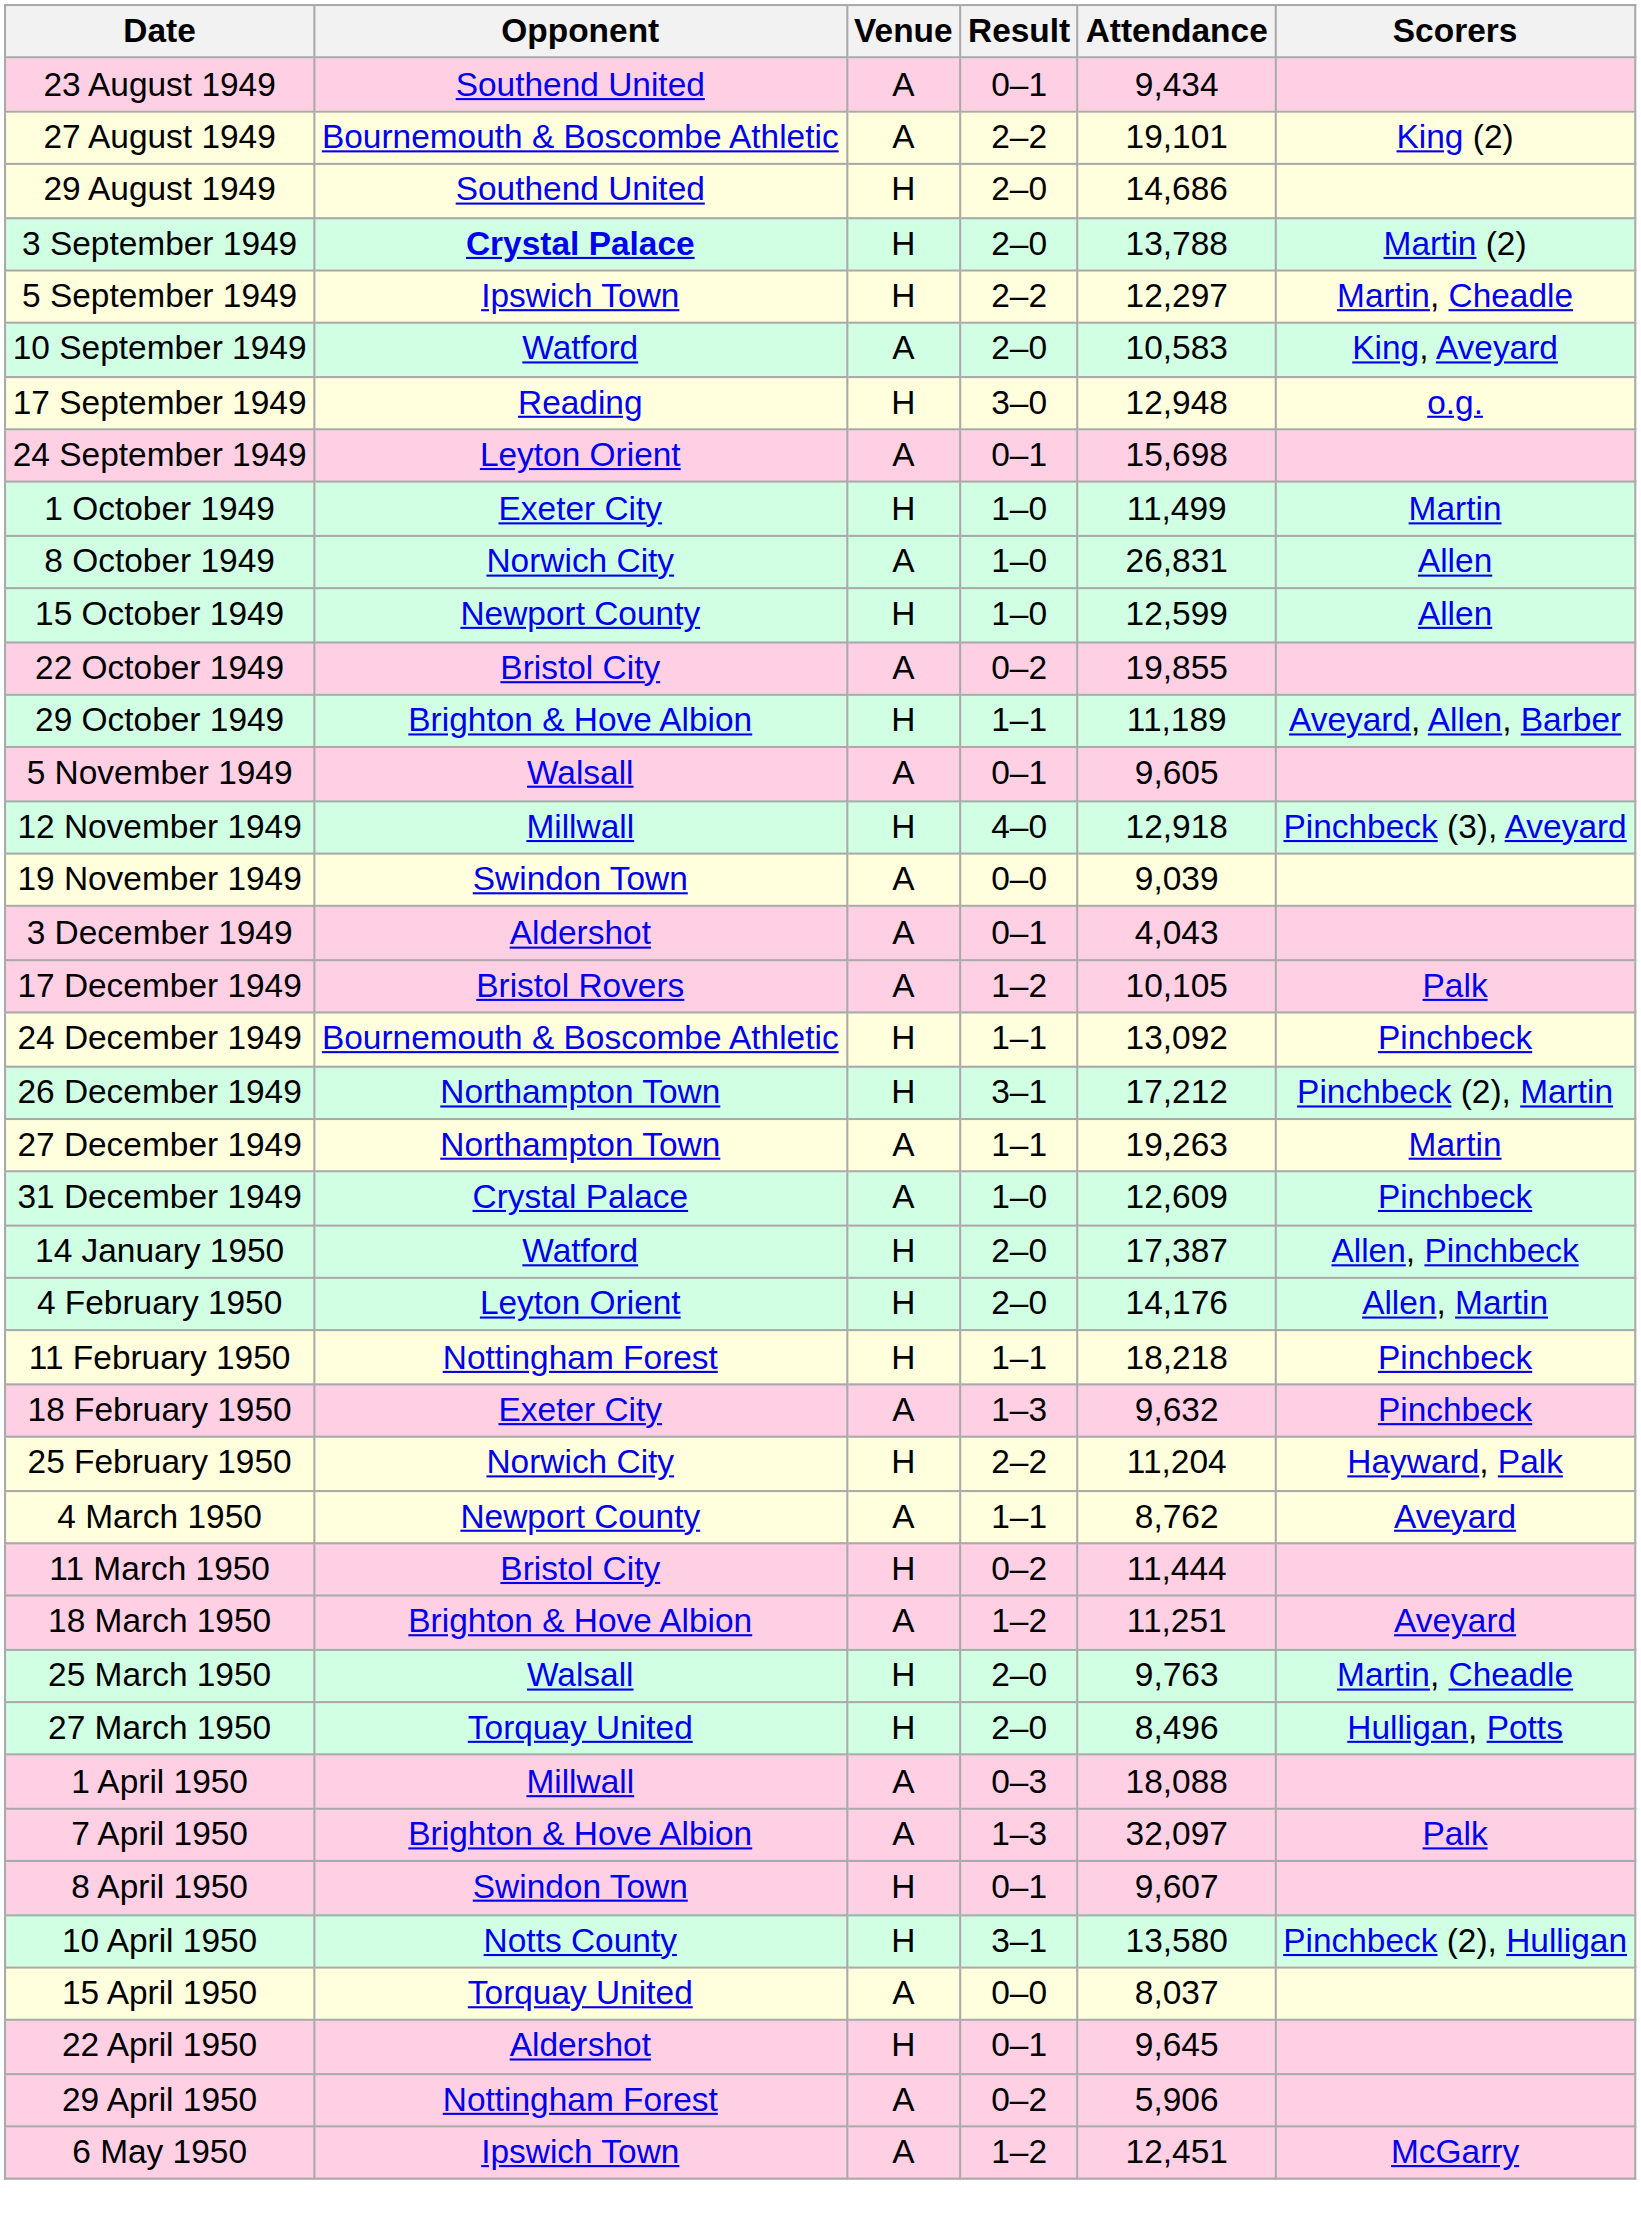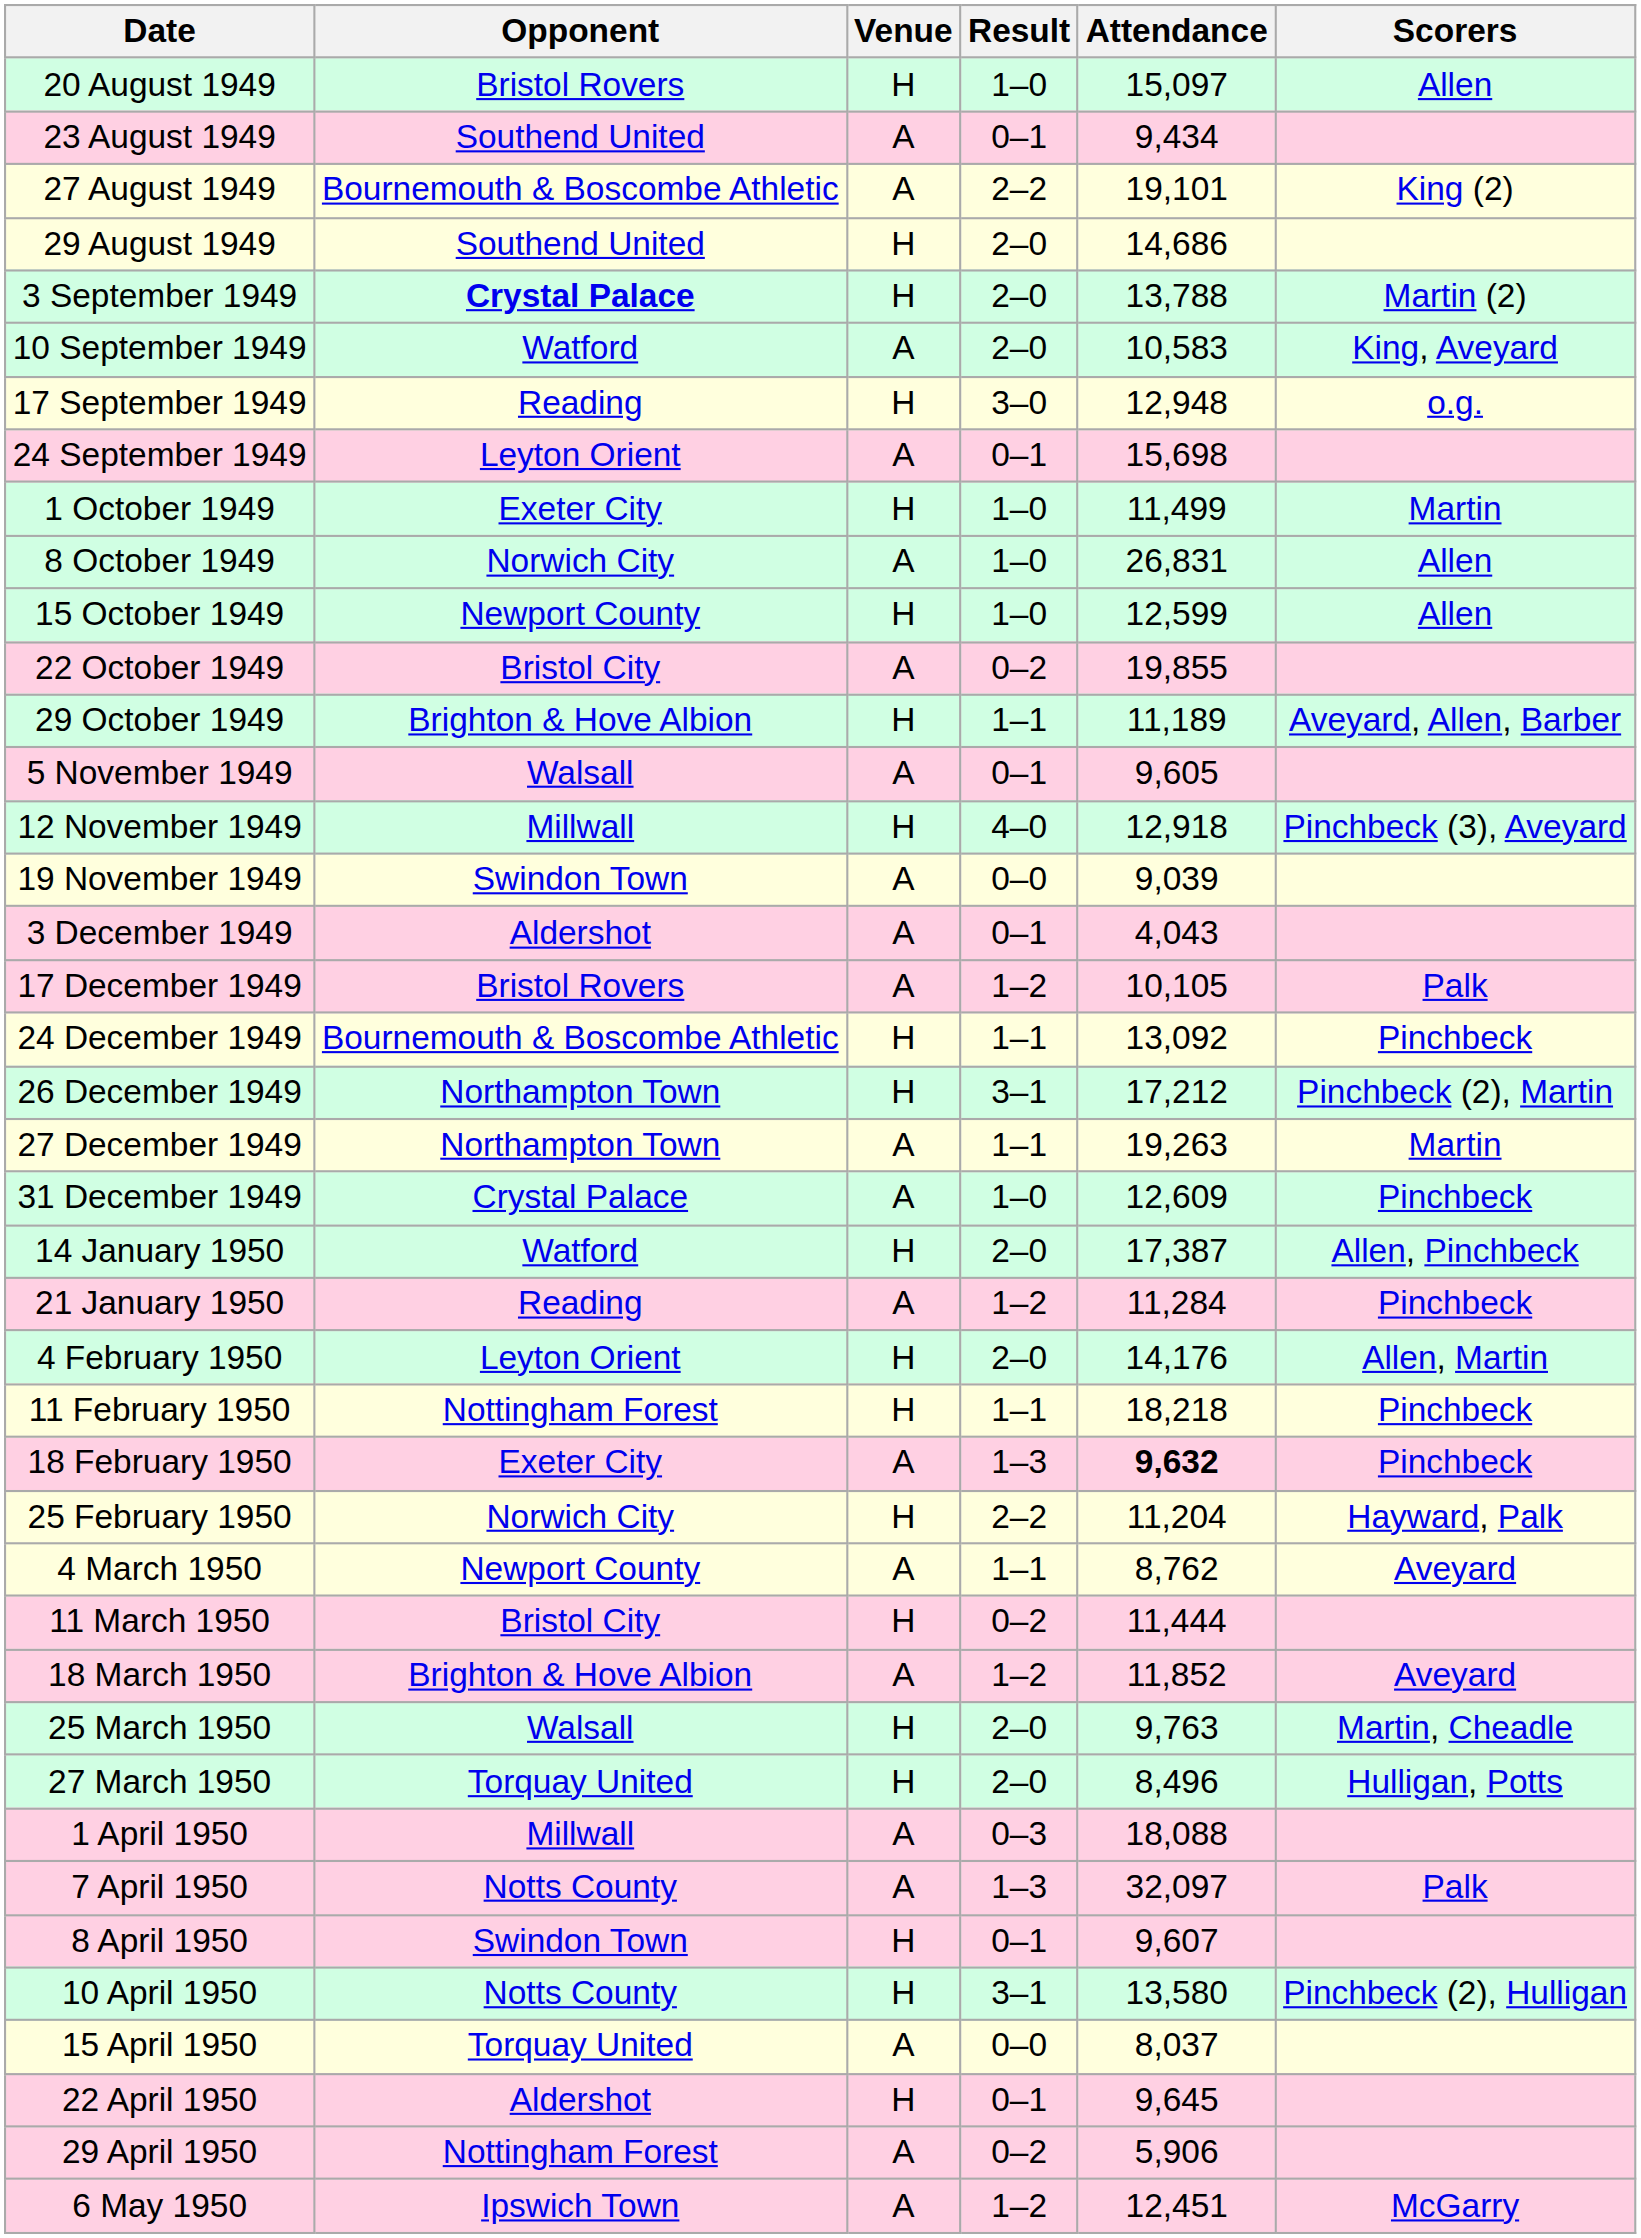+ row: (160, 84)
- row: (160, 296)
+ row: (160, 1303)
(1177, 1409) normal -> (1177, 1462) bold
(1177, 1622) 11,251 -> (1177, 1675) 11,852
(580, 1834) Brighton & Hove Albion -> (580, 1887) Notts County
